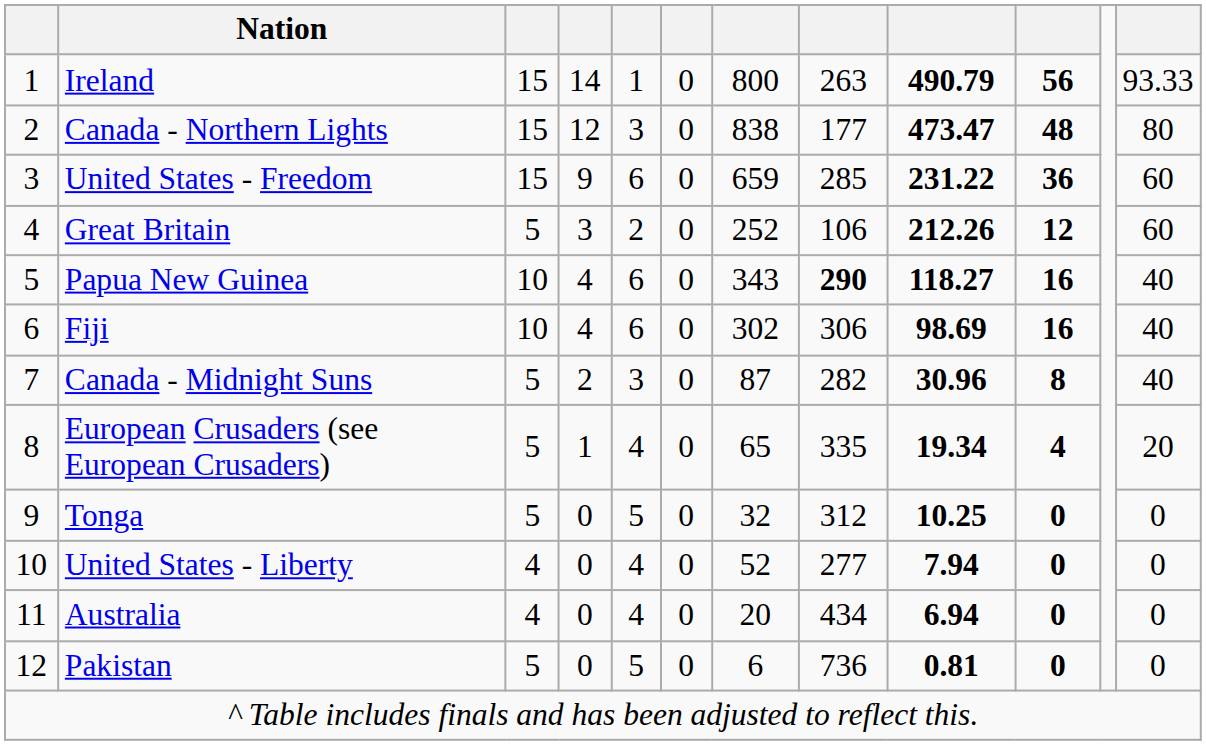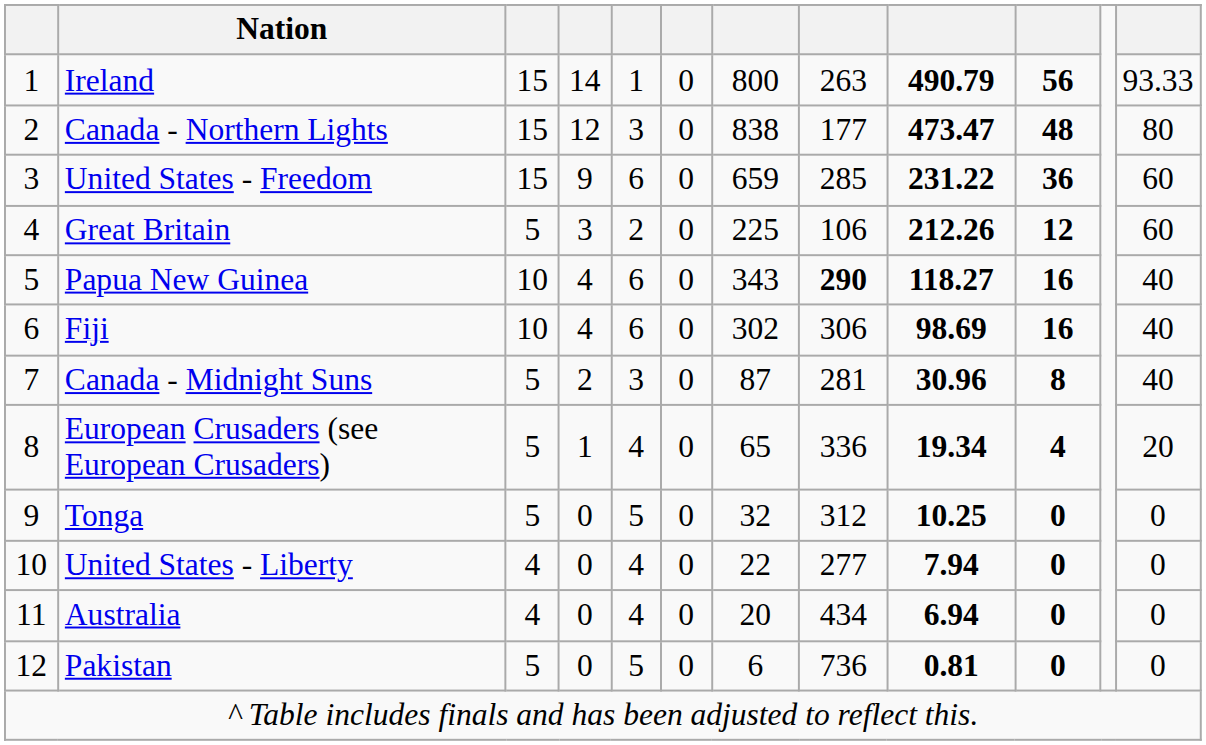(755, 229) 252 -> (755, 229) 225
(843, 379) 282 -> (843, 379) 281
(843, 447) 335 -> (843, 447) 336
(755, 564) 52 -> (755, 564) 22
